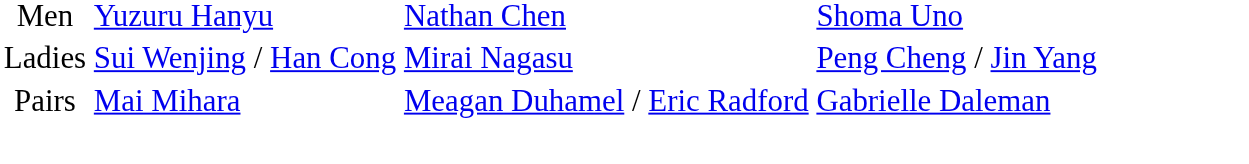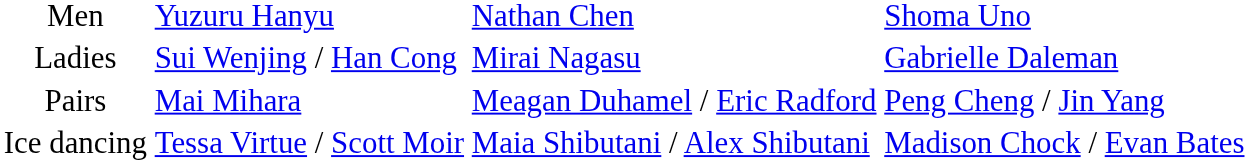(957, 58) Peng Cheng / Jin Yang -> (1001, 58) Gabrielle Daleman
(933, 100) Gabrielle Daleman -> (1025, 100) Peng Cheng / Jin Yang
+ row: (75, 143)
